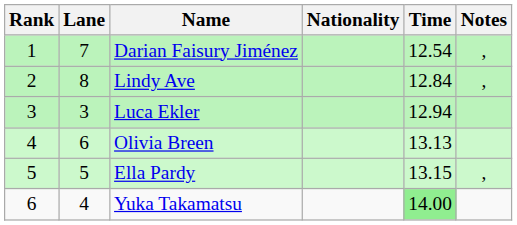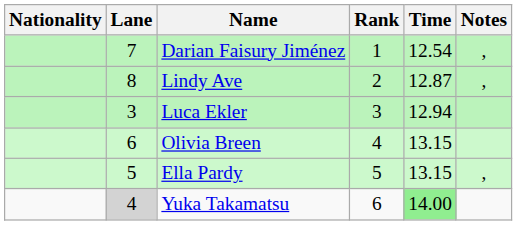columns swapped: (32, 19) <-> (353, 19)
(430, 81) 12.84 -> (430, 81) 12.87
(430, 142) 13.13 -> (430, 142) 13.15
(84, 204) no background -> (131, 204) lightgrey background
